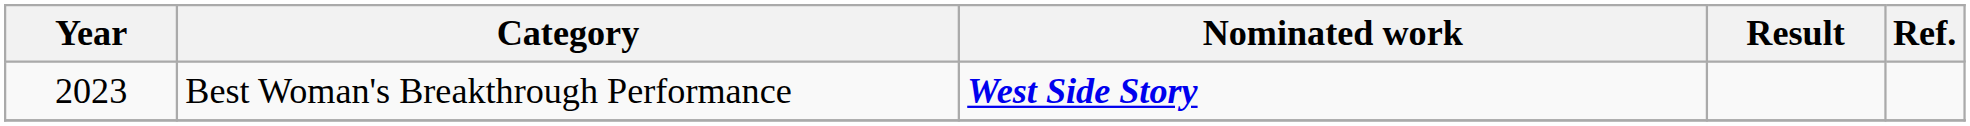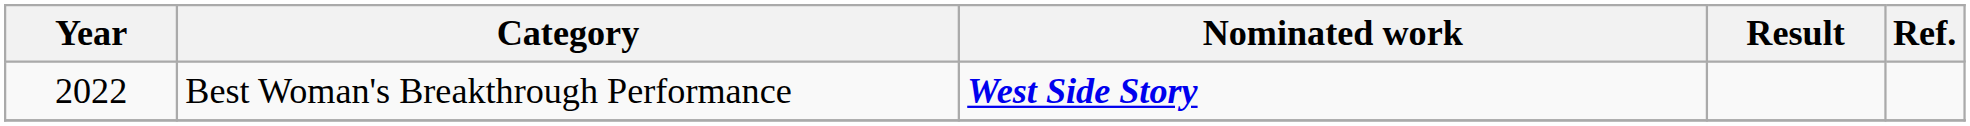(91, 90) 2023 -> (91, 90) 2022
